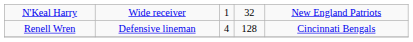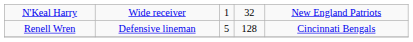(227, 28) 4 -> (227, 28) 5
